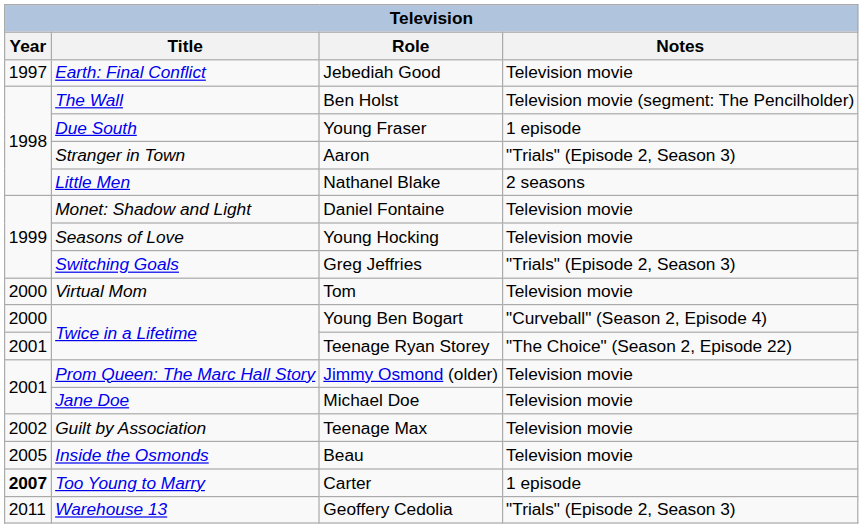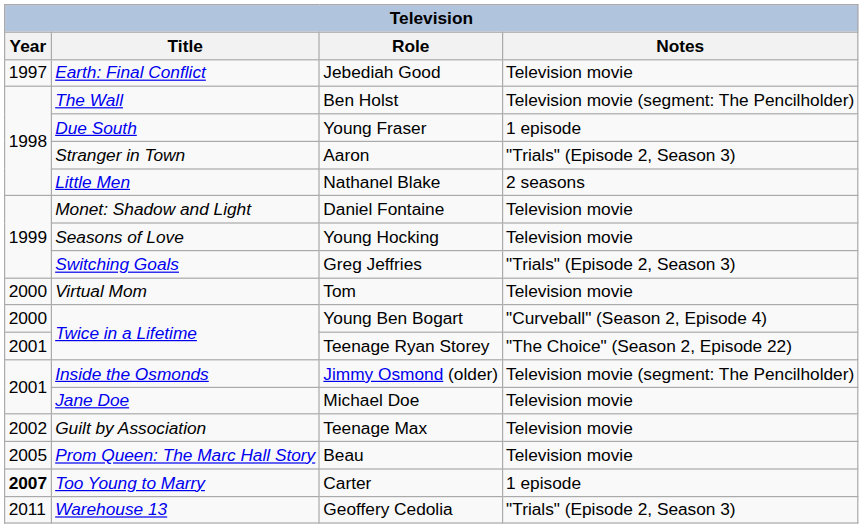(185, 374) Prom Queen: The Marc Hall Story -> (132, 374) Inside the Osmonds
(569, 374) Television movie -> (680, 374) Television movie (segment: The Pencilholder)
(132, 455) Inside the Osmonds -> (185, 455) Prom Queen: The Marc Hall Story
